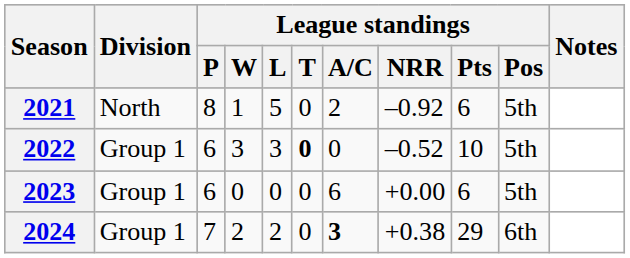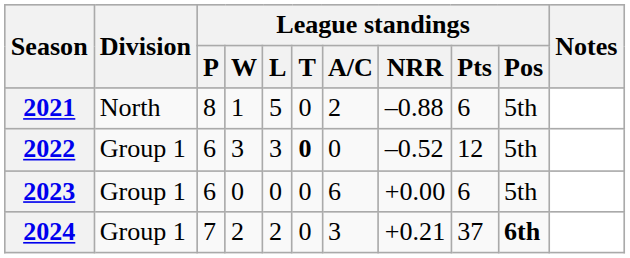(414, 107) –0.92 -> (414, 107) –0.88
(470, 149) 10 -> (470, 149) 12
(334, 231) bold -> (334, 231) normal
(415, 231) +0.38 -> (415, 231) +0.21
(470, 231) 29 -> (470, 231) 37
(521, 231) normal -> (522, 231) bold
